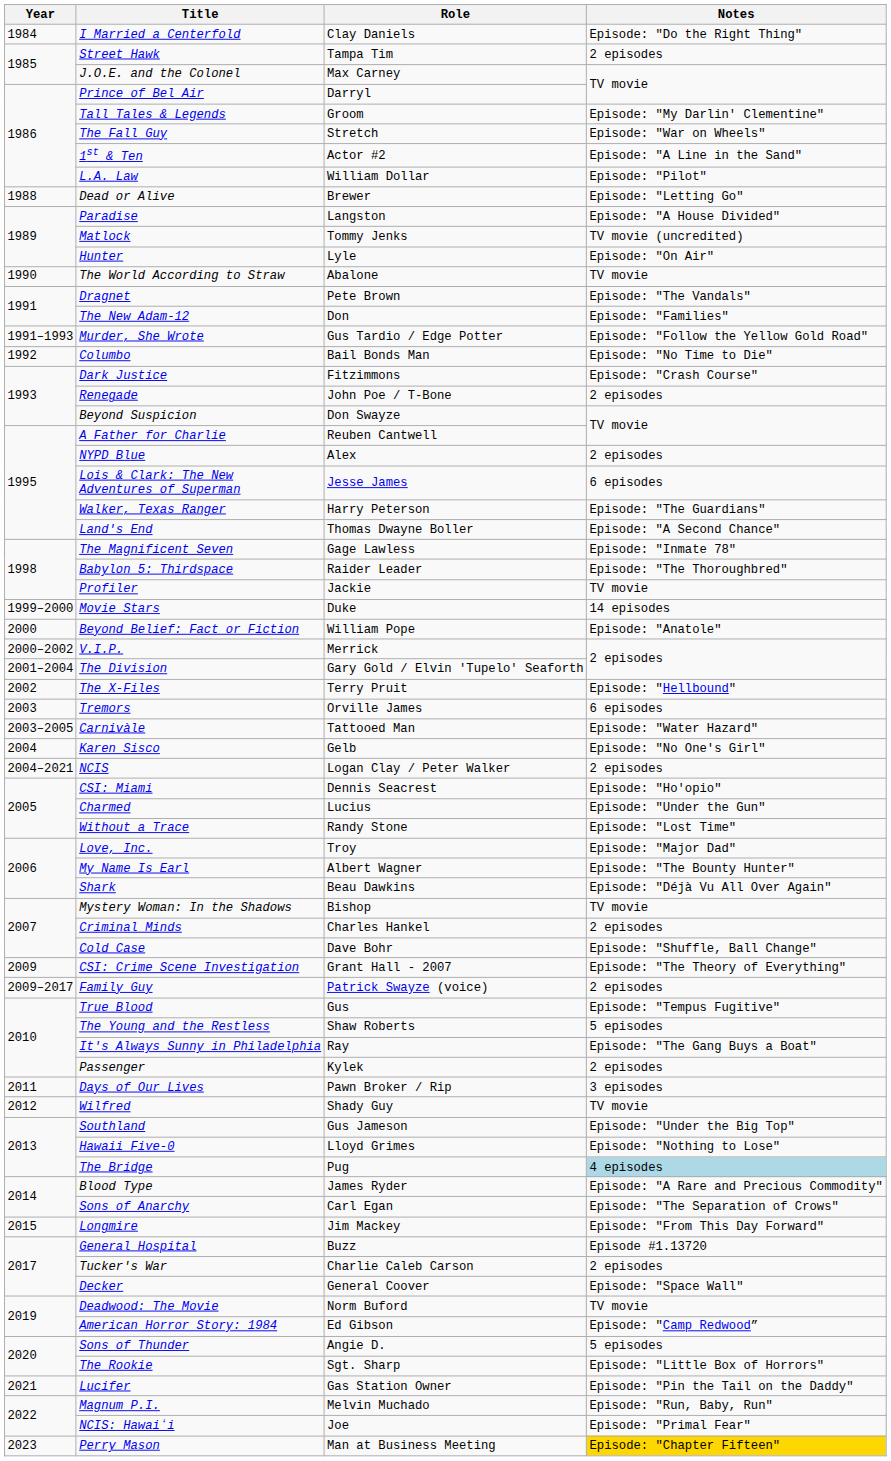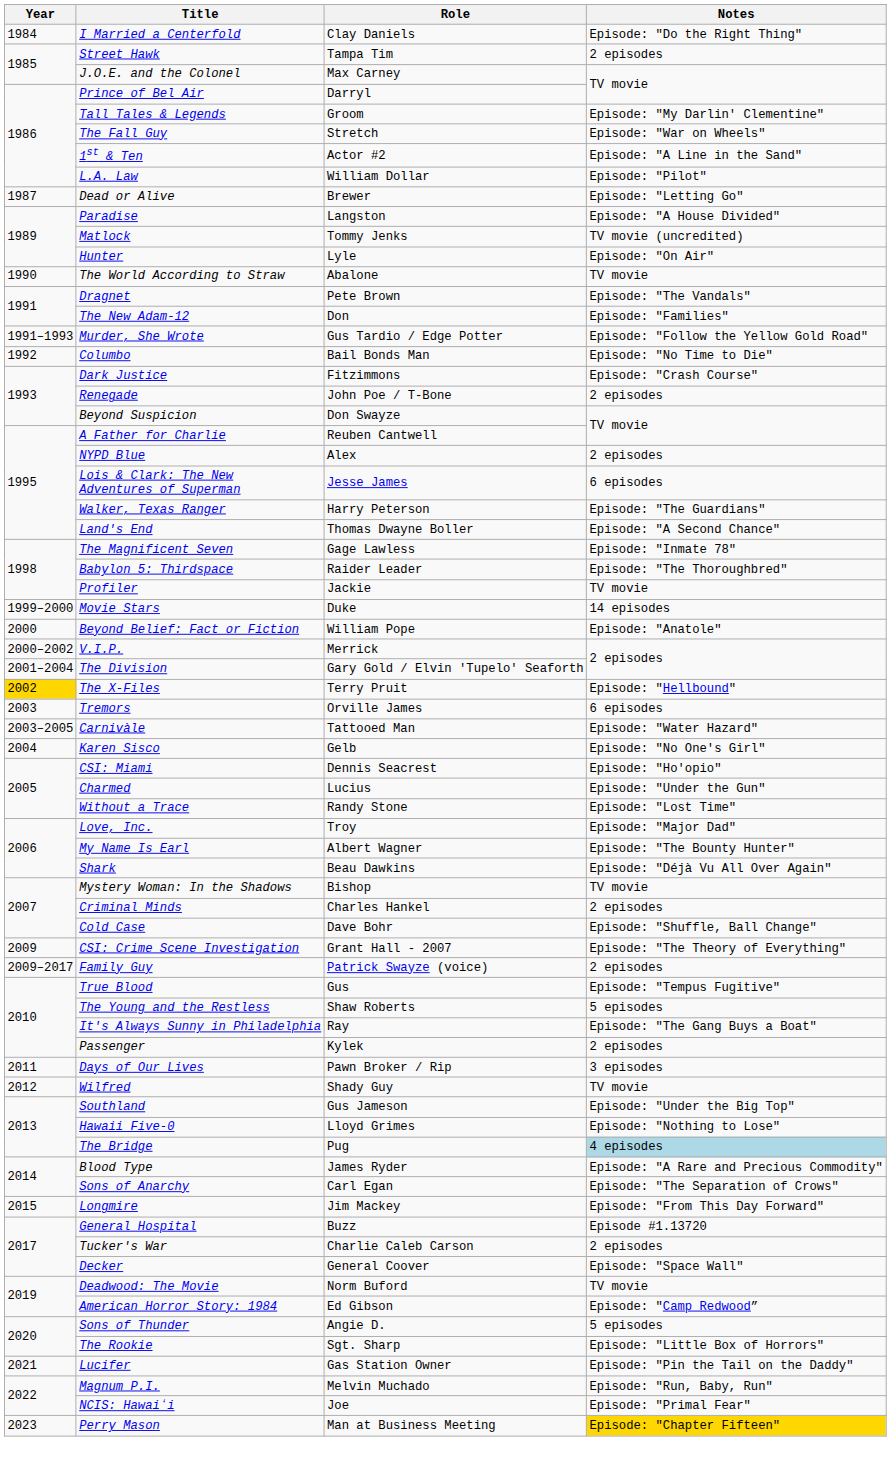(22, 197) 1988 -> (22, 197) 1987
(22, 689) no background -> (22, 689) gold background
- row: (94, 769)
